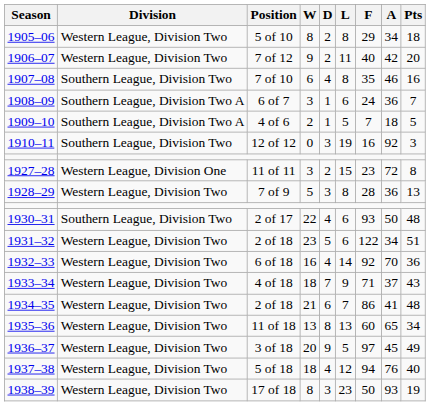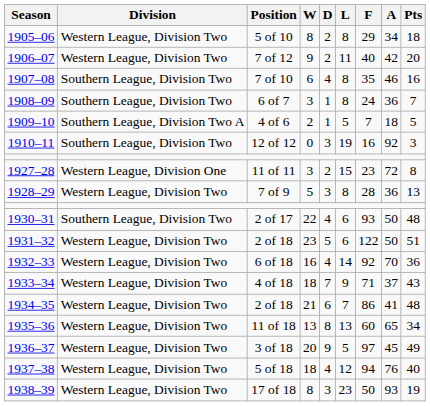(153, 100) Southern League, Division Two A -> (146, 100) Southern League, Division Two
(345, 100) 6 -> (345, 100) 8
(391, 240) 34 -> (391, 240) 50
